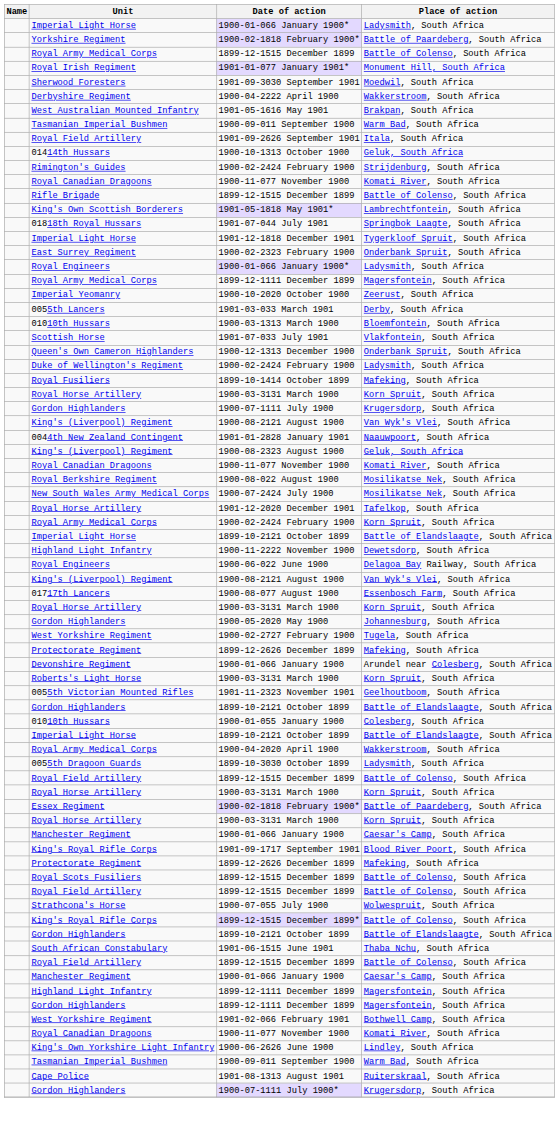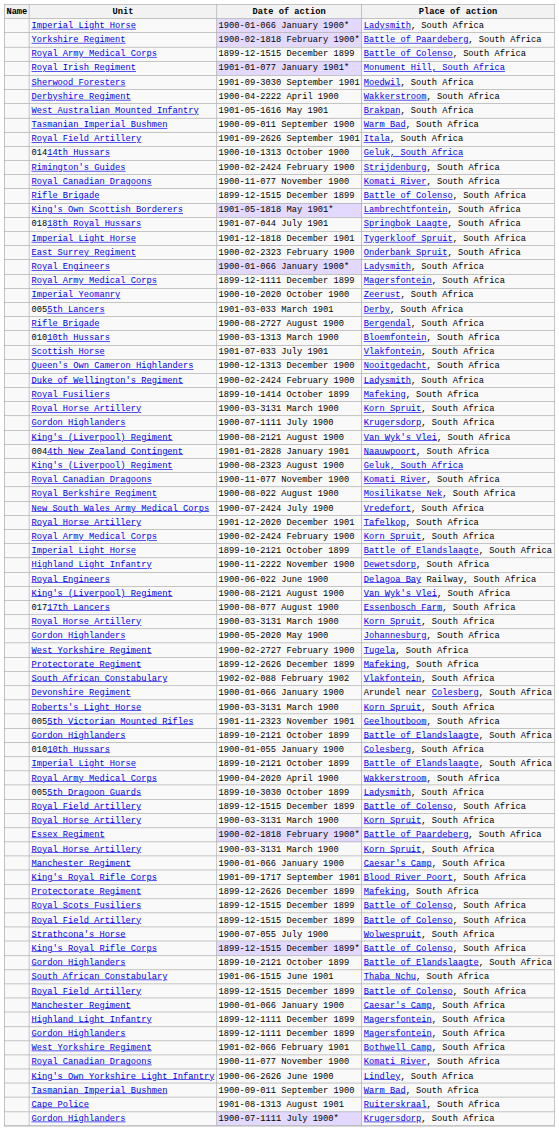+ row: (65, 324)
(442, 352) Onderbank Spruit, South Africa -> (432, 366) Nooitgedacht, South Africa
(440, 494) Mosilikatse Nek, South Africa -> (424, 508) Vredefort, South Africa
+ row: (99, 679)
